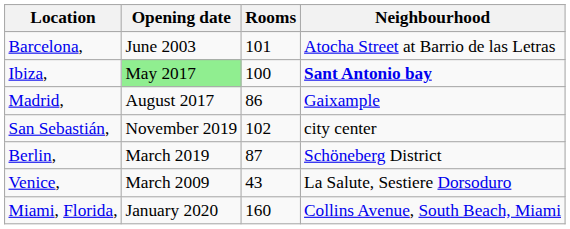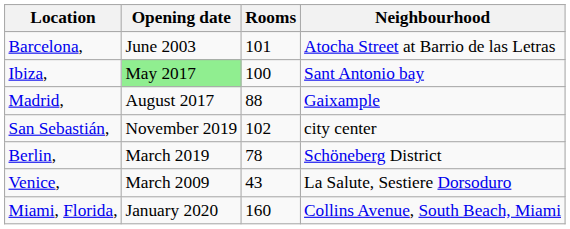(368, 73) bold -> (364, 73) normal
(254, 100) 86 -> (254, 100) 88
(254, 155) 87 -> (254, 155) 78
